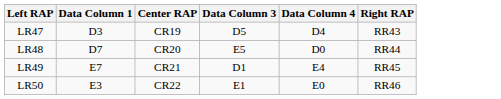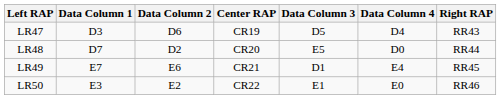+ column: (175, 13)
